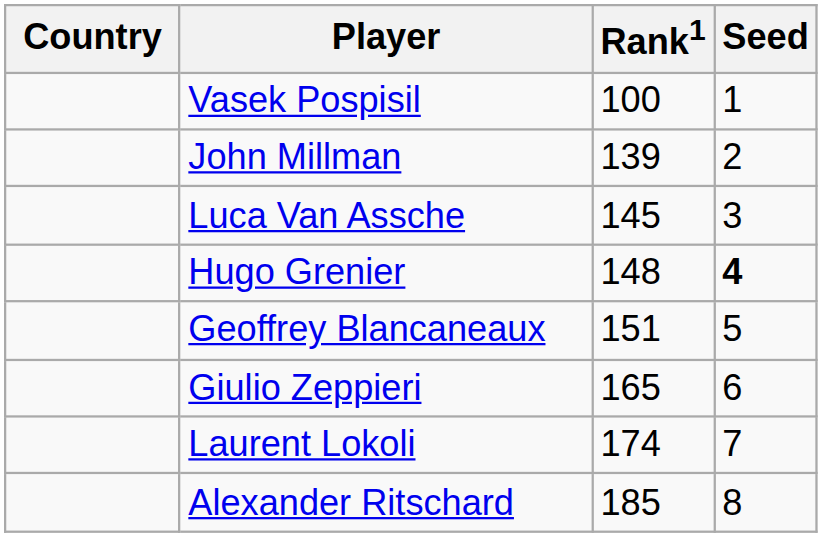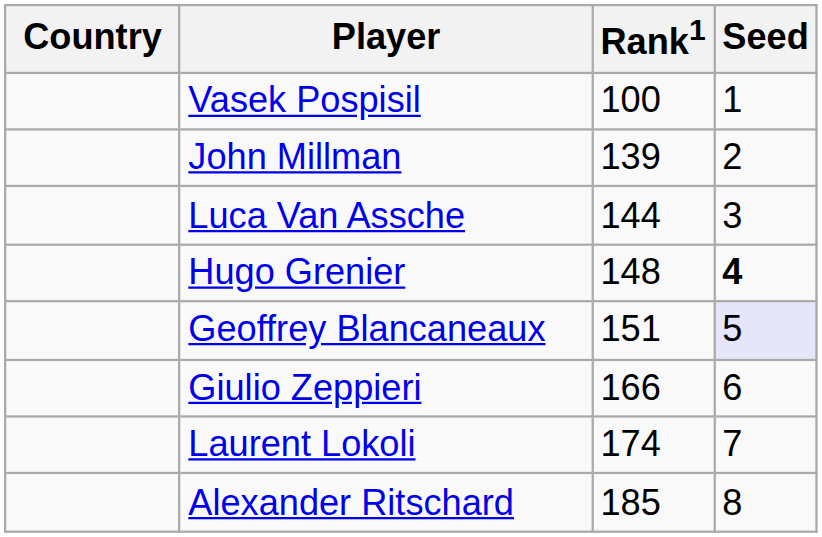(631, 214) 145 -> (631, 214) 144
(732, 329) no background -> (732, 329) lavender background
(631, 387) 165 -> (631, 387) 166
